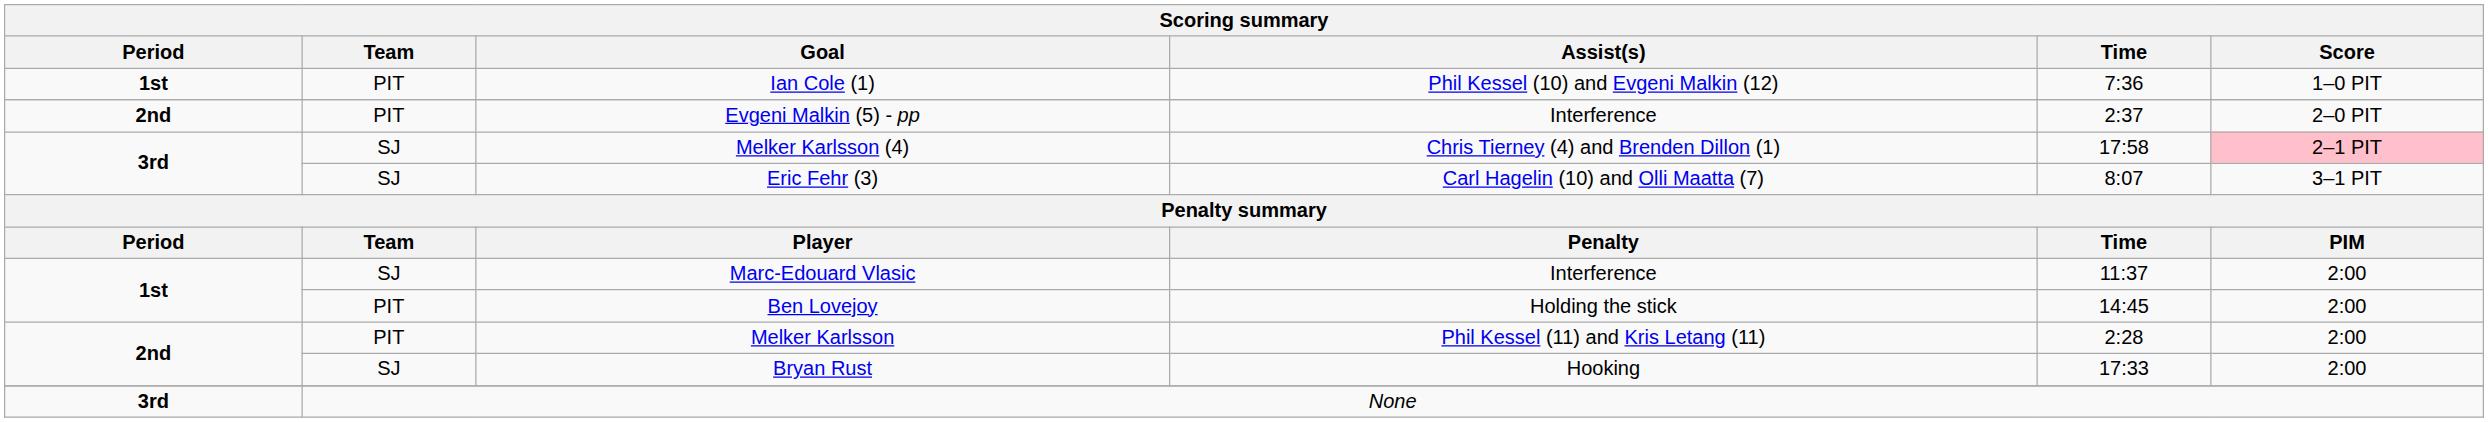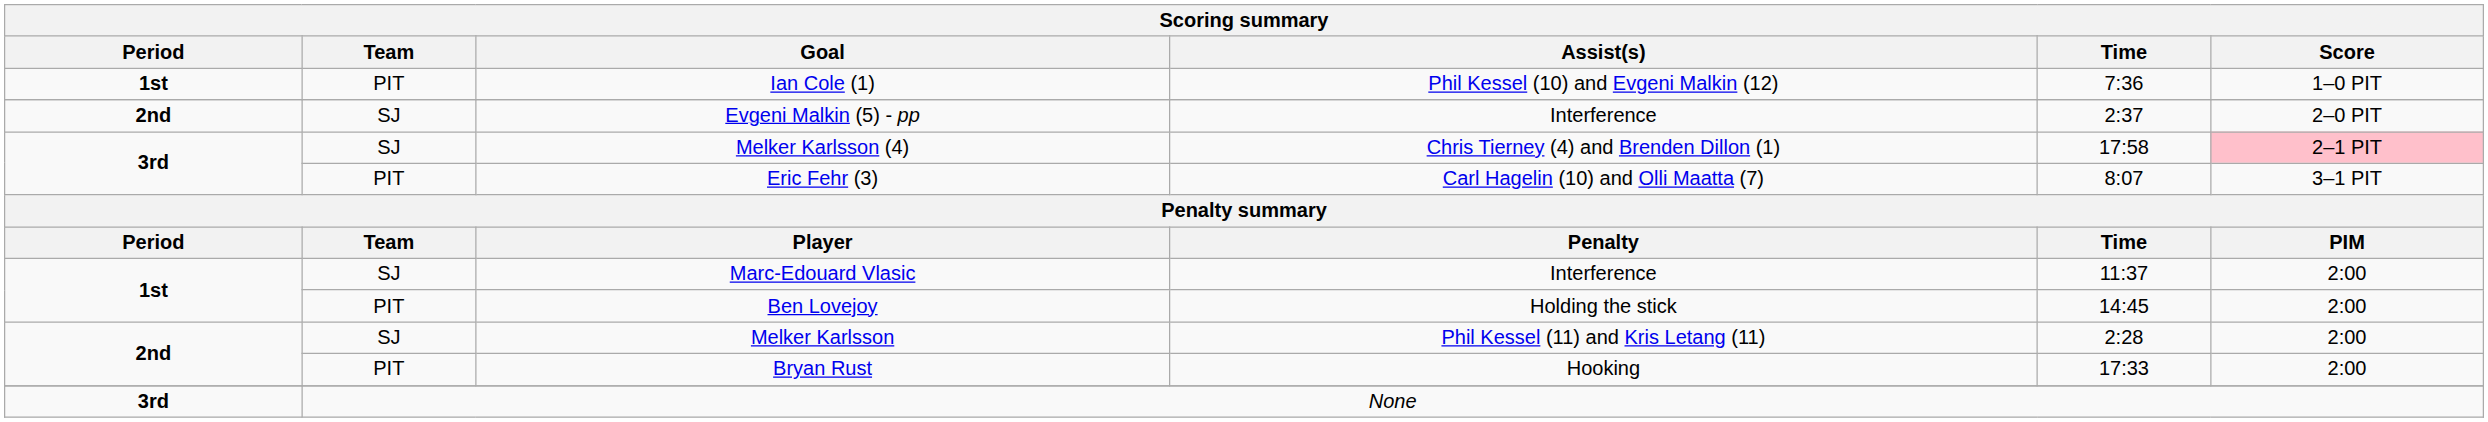(389, 115) PIT -> (389, 115) SJ
(389, 178) SJ -> (389, 178) PIT
(389, 337) PIT -> (389, 337) SJ
(389, 369) SJ -> (389, 369) PIT
